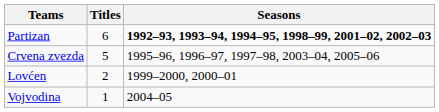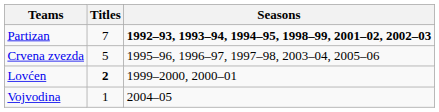(105, 35) 6 -> (105, 35) 7
(105, 76) normal -> (105, 76) bold
